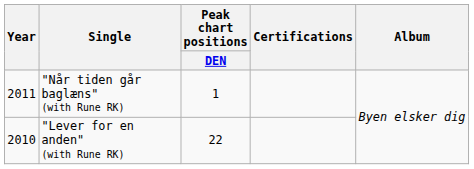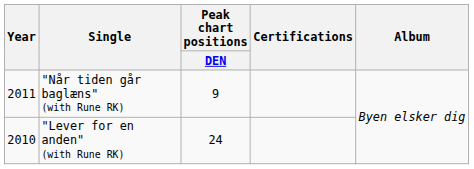(216, 94) 1 -> (216, 94) 9
(216, 140) 22 -> (216, 140) 24
